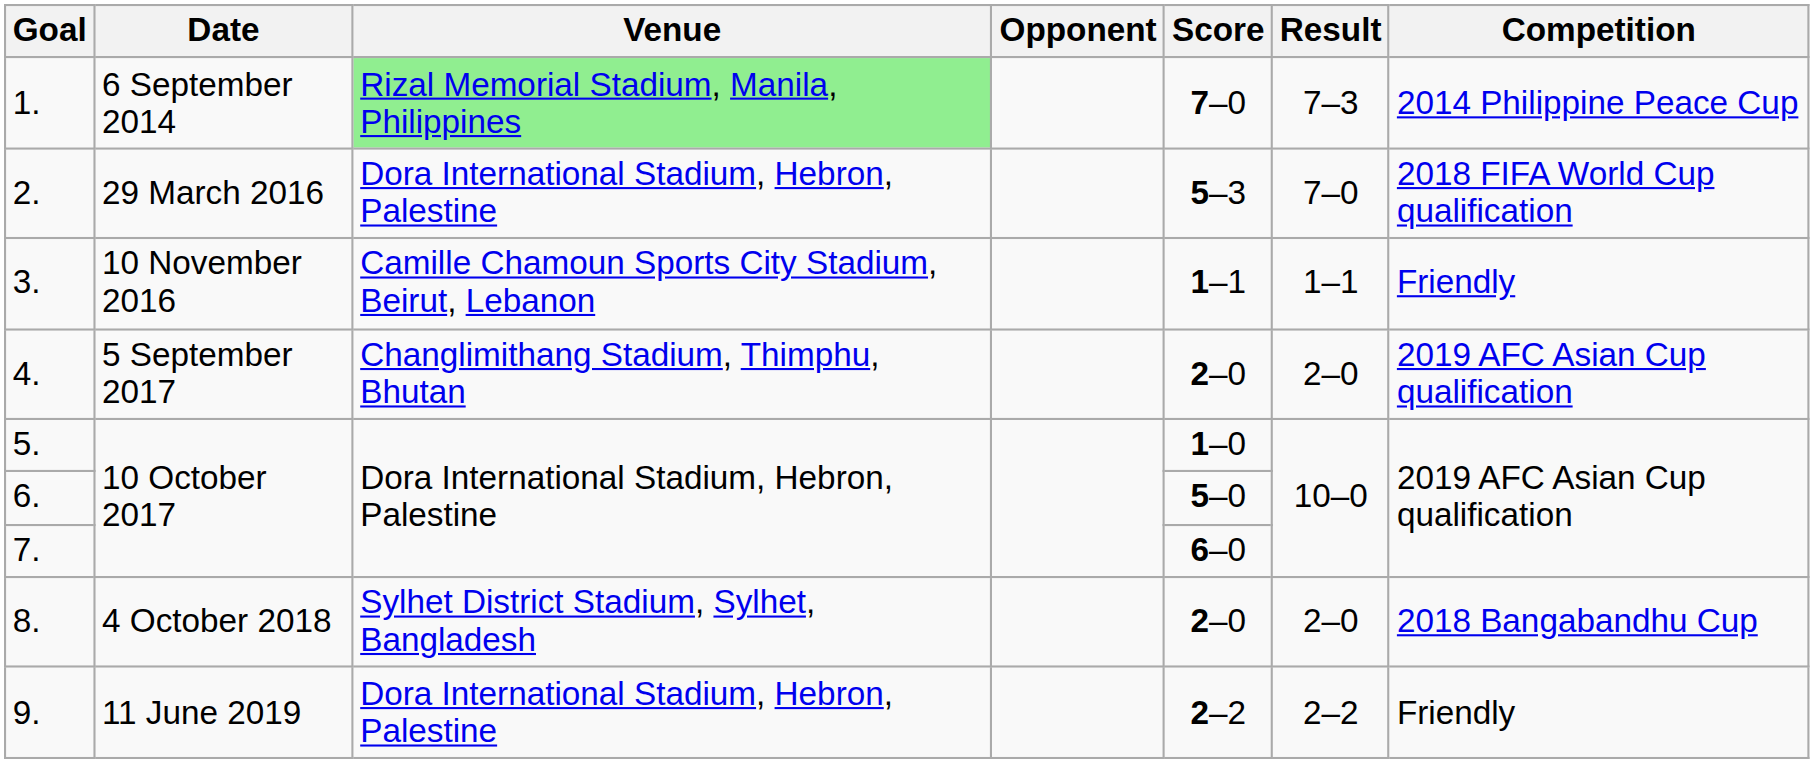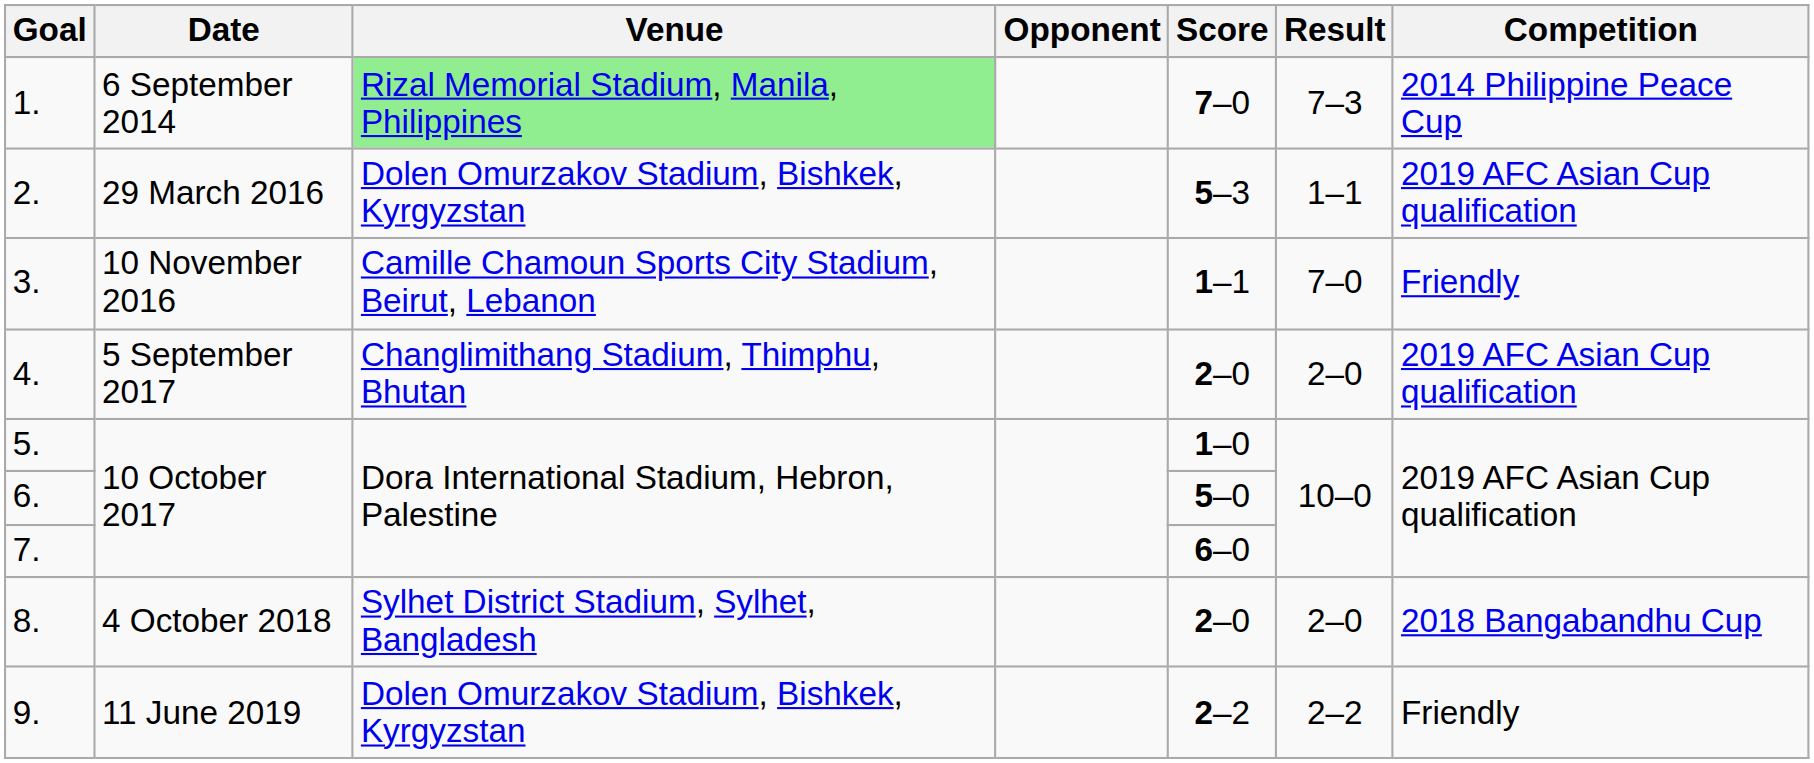(627, 192) Dora International Stadium, Hebron, Palestine -> (632, 192) Dolen Omurzakov Stadium, Bishkek, Kyrgyzstan
(1331, 192) 7–0 -> (1335, 192) 1–1
(1556, 192) 2018 FIFA World Cup qualification -> (1555, 192) 2019 AFC Asian Cup qualification
(1331, 282) 1–1 -> (1335, 282) 7–0
(627, 711) Dora International Stadium, Hebron, Palestine -> (632, 711) Dolen Omurzakov Stadium, Bishkek, Kyrgyzstan
